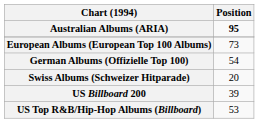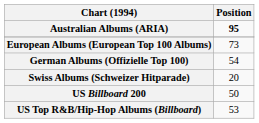(234, 93) 39 -> (234, 93) 50
